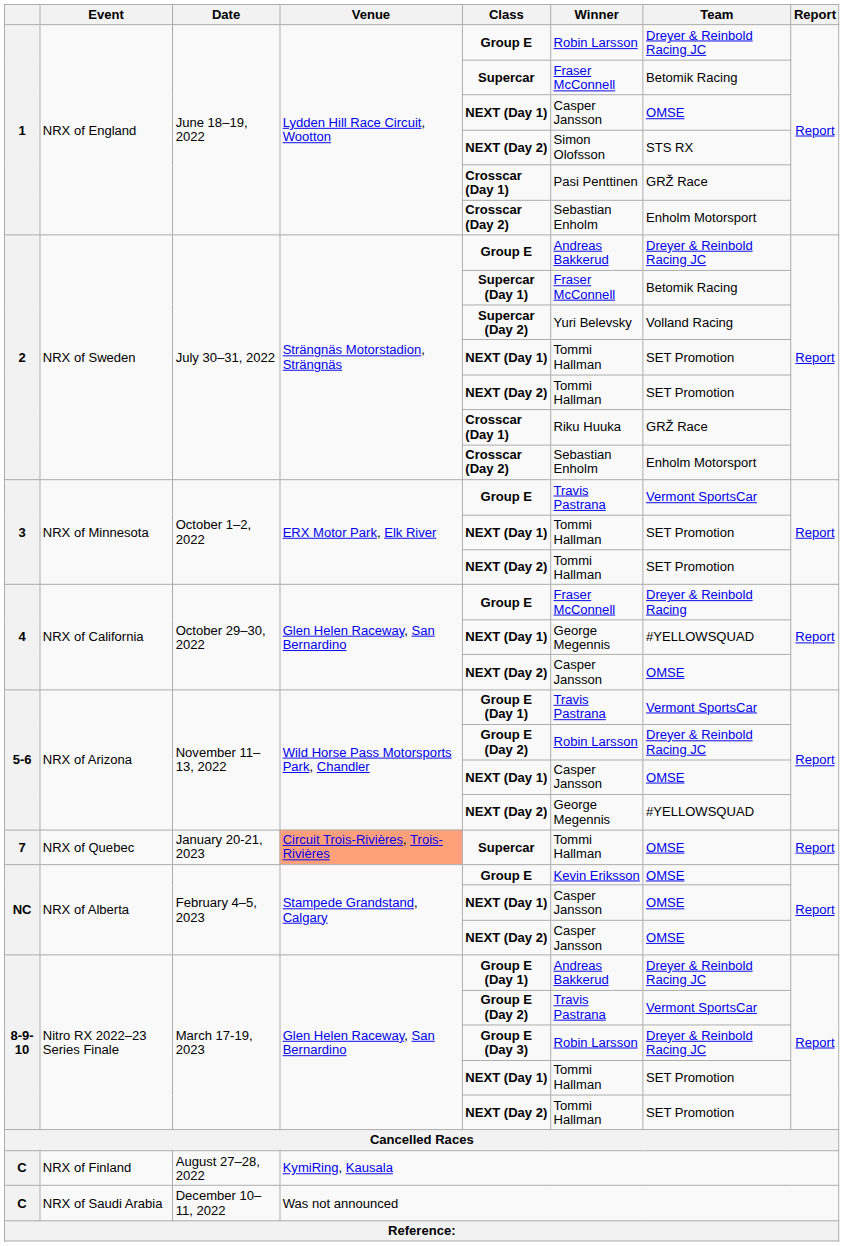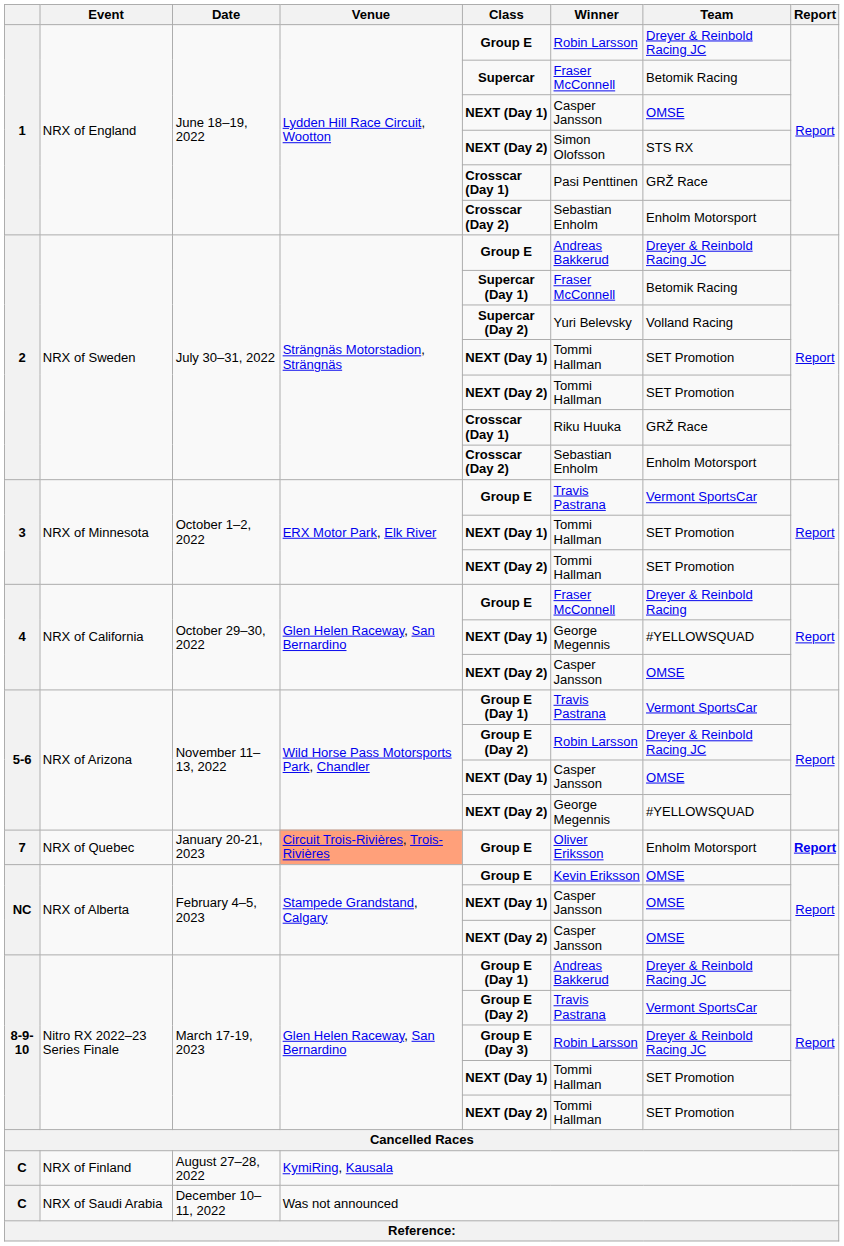(506, 847) Supercar -> (506, 847) Group E
(577, 847) Tommi Hallman -> (579, 847) Oliver Eriksson
(665, 847) OMSE -> (701, 847) Enholm Motorsport
(815, 847) normal -> (815, 847) bold
